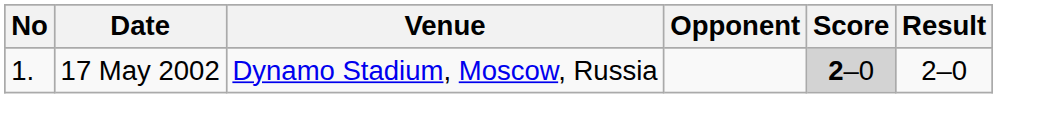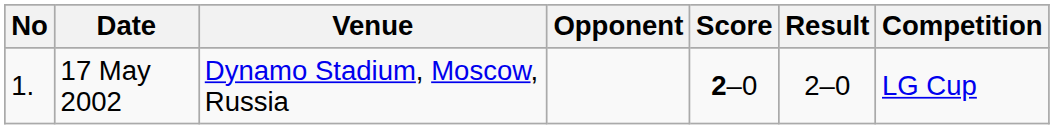+ column: (962, 26)
(851, 69) lightgrey background -> (734, 85) no background
